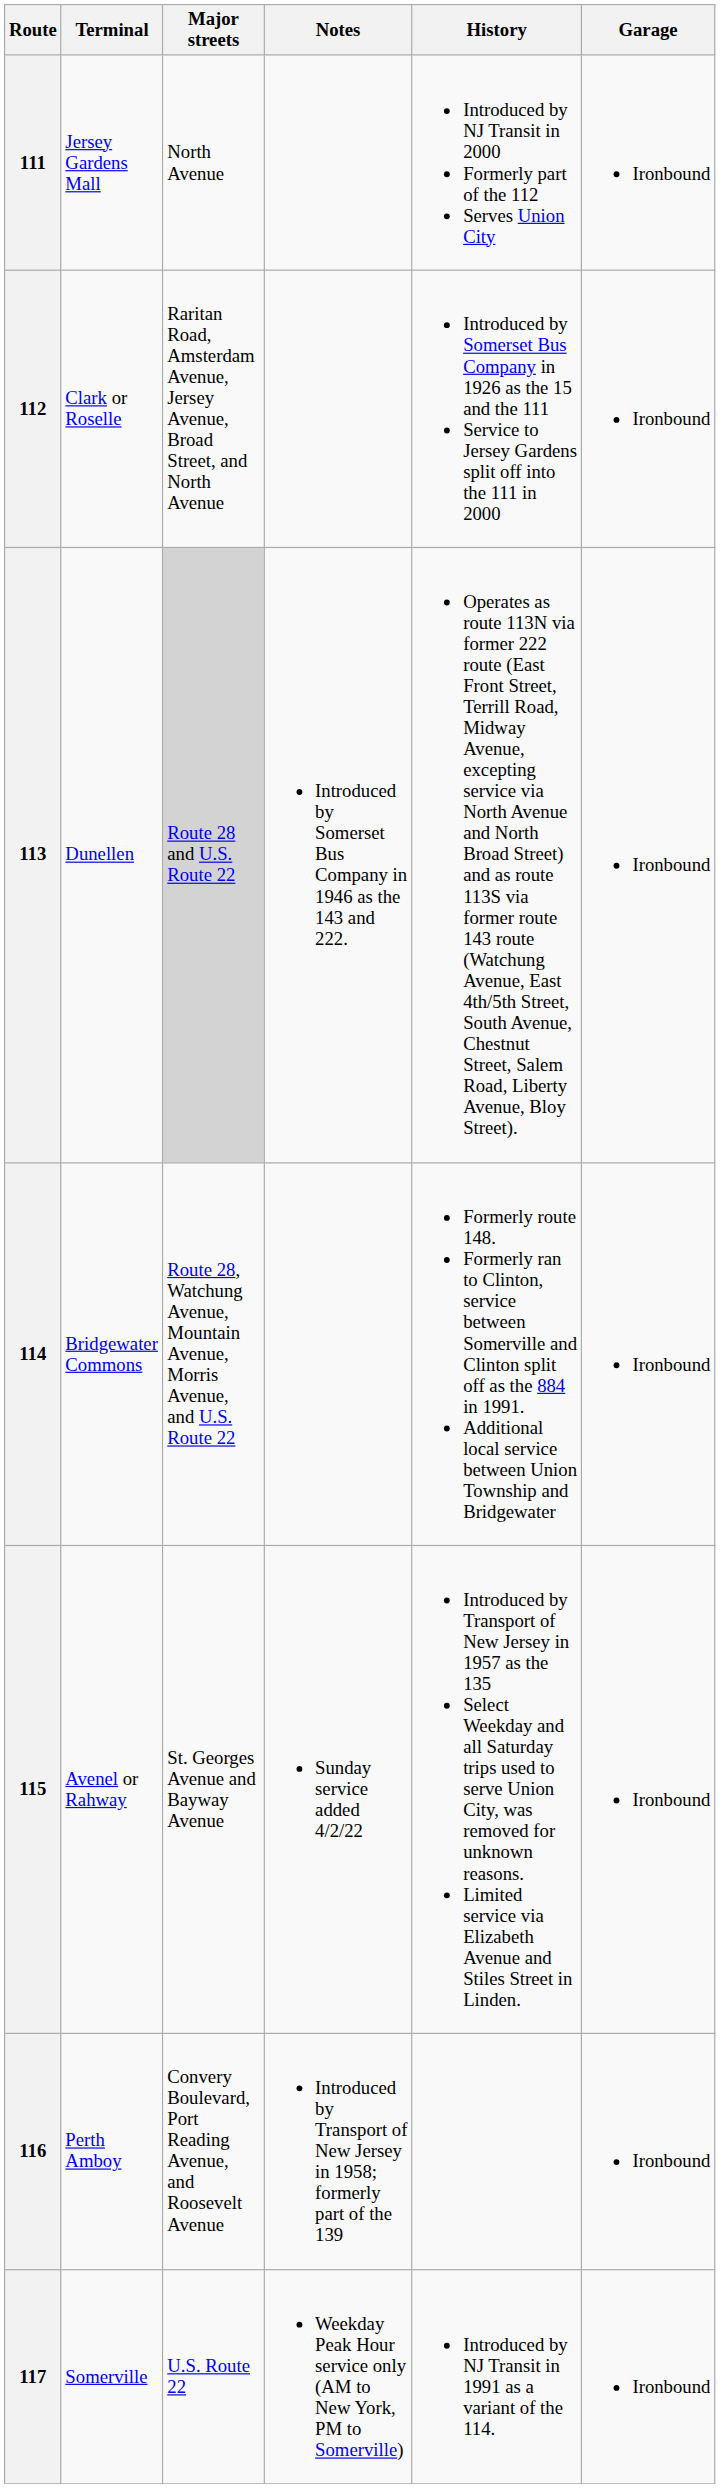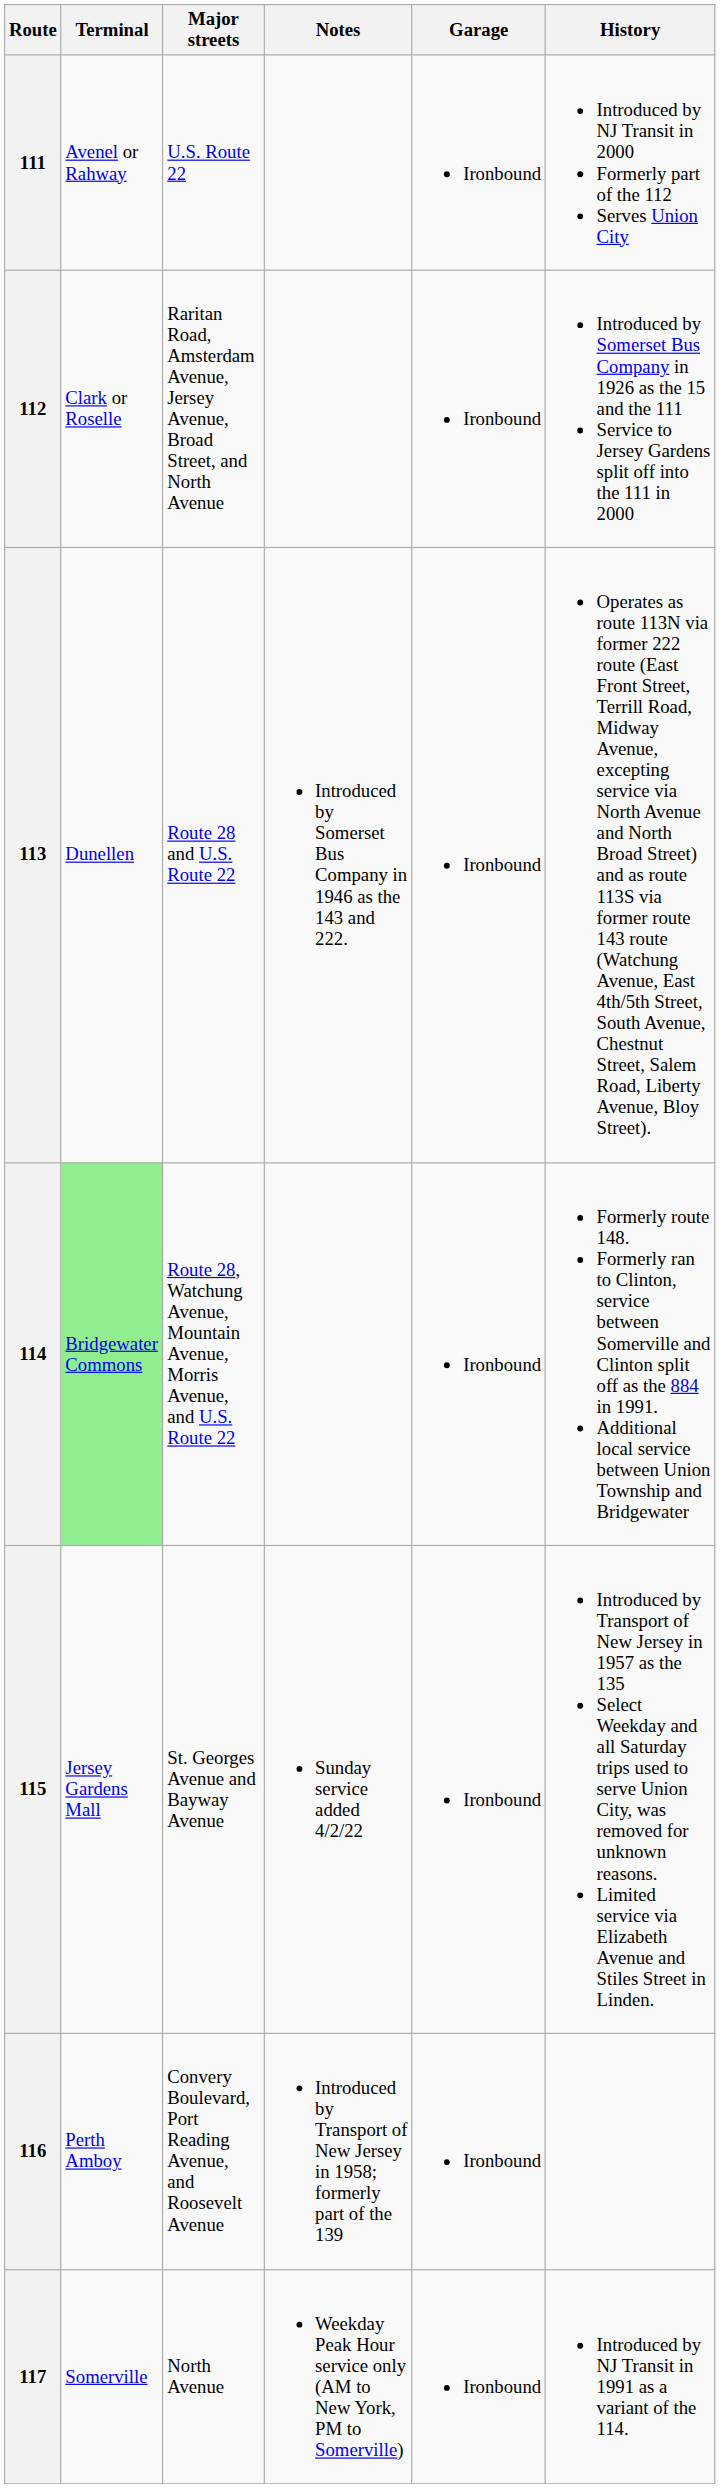columns swapped: (497, 29) <-> (648, 29)
(97, 162) Jersey Gardens Mall -> (102, 162) Avenel or Rahway
(196, 162) North Avenue -> (209, 162) U.S. Route 22
(201, 854) lightgrey background -> (201, 854) no background
(112, 1353) no background -> (112, 1353) lightgreen background
(102, 1789) Avenel or Rahway -> (97, 1789) Jersey Gardens Mall
(209, 2376) U.S. Route 22 -> (196, 2376) North Avenue
